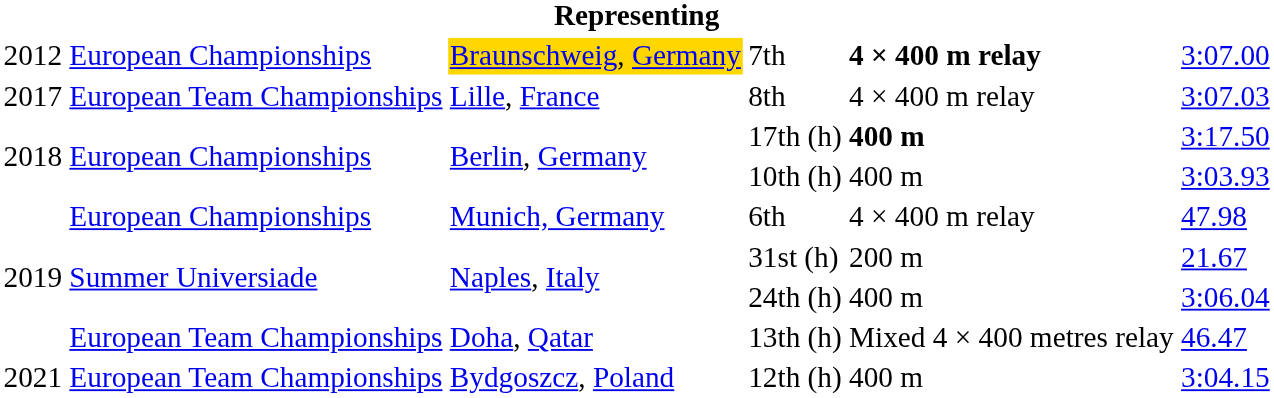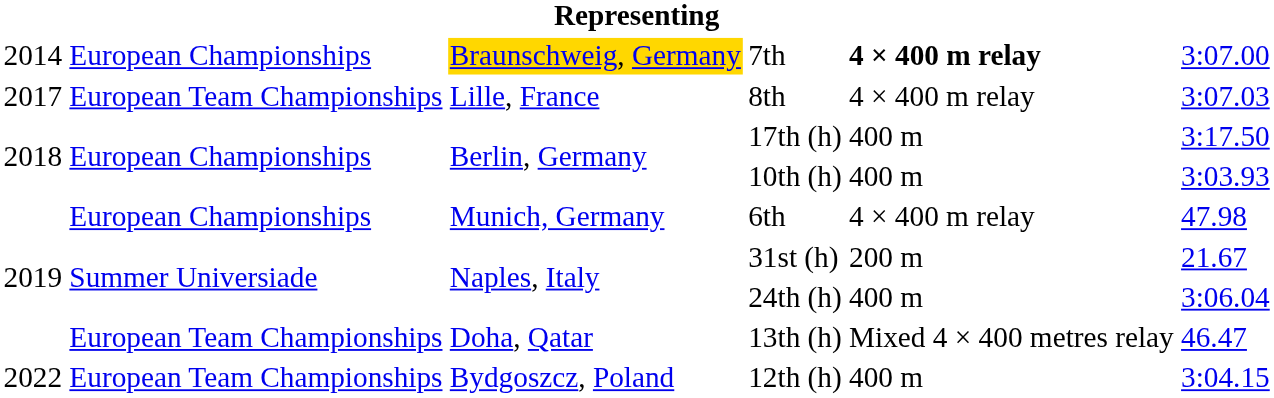(33, 55) 2012 -> (33, 55) 2014
(887, 136) bold -> (886, 136) normal
(33, 377) 2021 -> (33, 377) 2022
